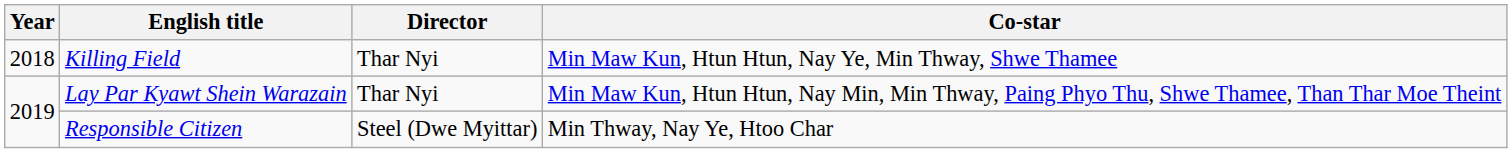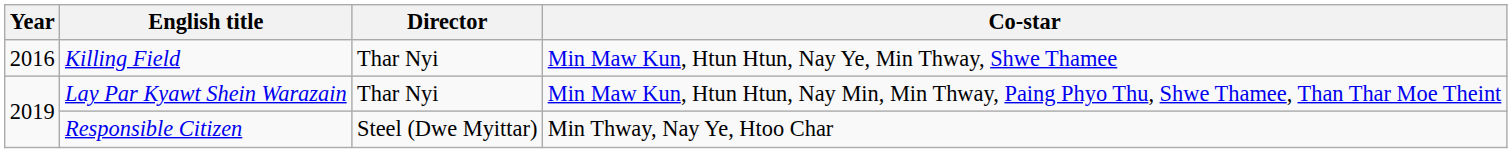(32, 57) 2018 -> (32, 57) 2016
